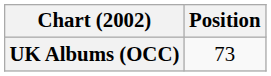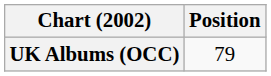(225, 53) 73 -> (225, 53) 79
